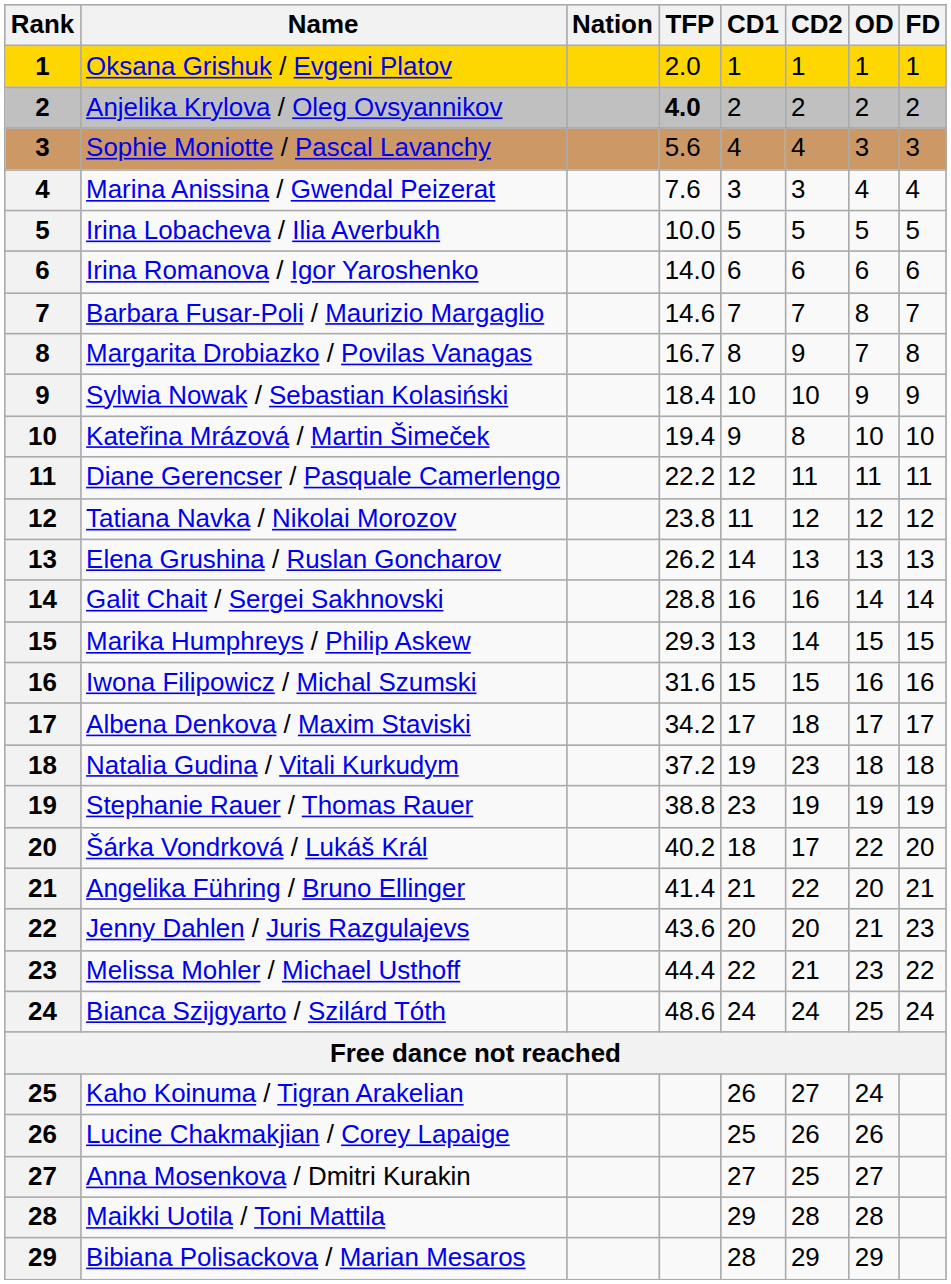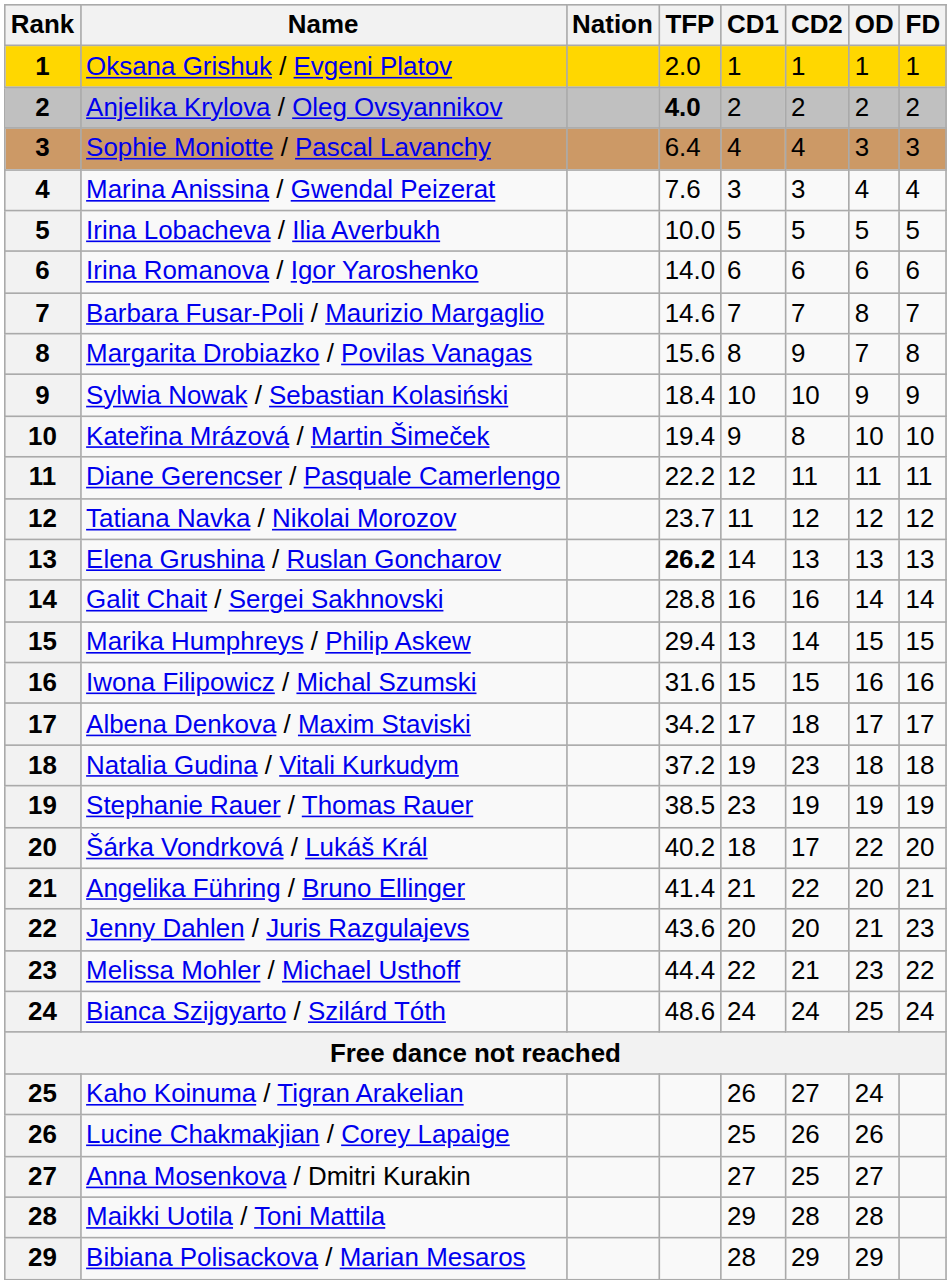(683, 148) 5.6 -> (683, 148) 6.4
(690, 353) 16.7 -> (690, 353) 15.6
(690, 518) 23.8 -> (690, 518) 23.7
(690, 559) normal -> (690, 559) bold
(690, 641) 29.3 -> (690, 641) 29.4
(690, 806) 38.8 -> (690, 806) 38.5
